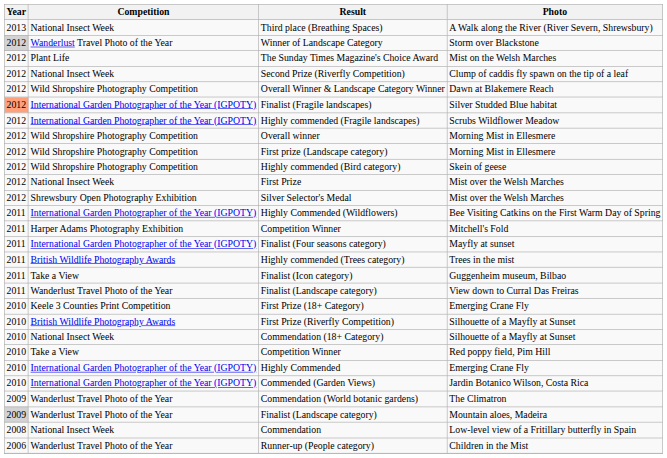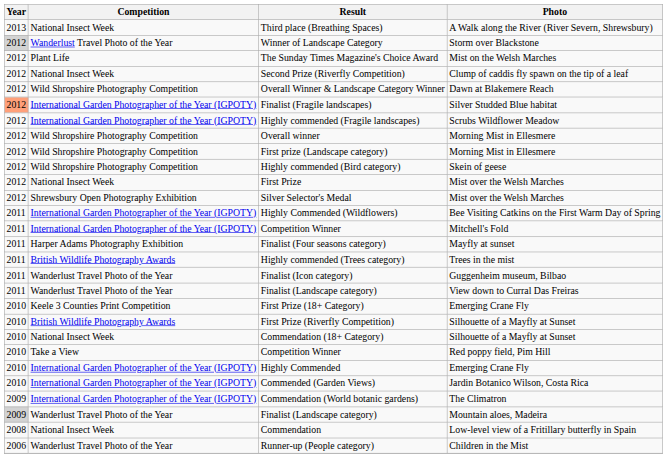(107, 228) Harper Adams Photography Exhibition -> (143, 228) International Garden Photographer of the Year (IGPOTY)
(143, 244) International Garden Photographer of the Year (IGPOTY) -> (107, 244) Harper Adams Photography Exhibition
(55, 275) Take a View -> (101, 275) Wanderlust Travel Photo of the Year
(101, 399) Wanderlust Travel Photo of the Year -> (143, 399) International Garden Photographer of the Year (IGPOTY)
